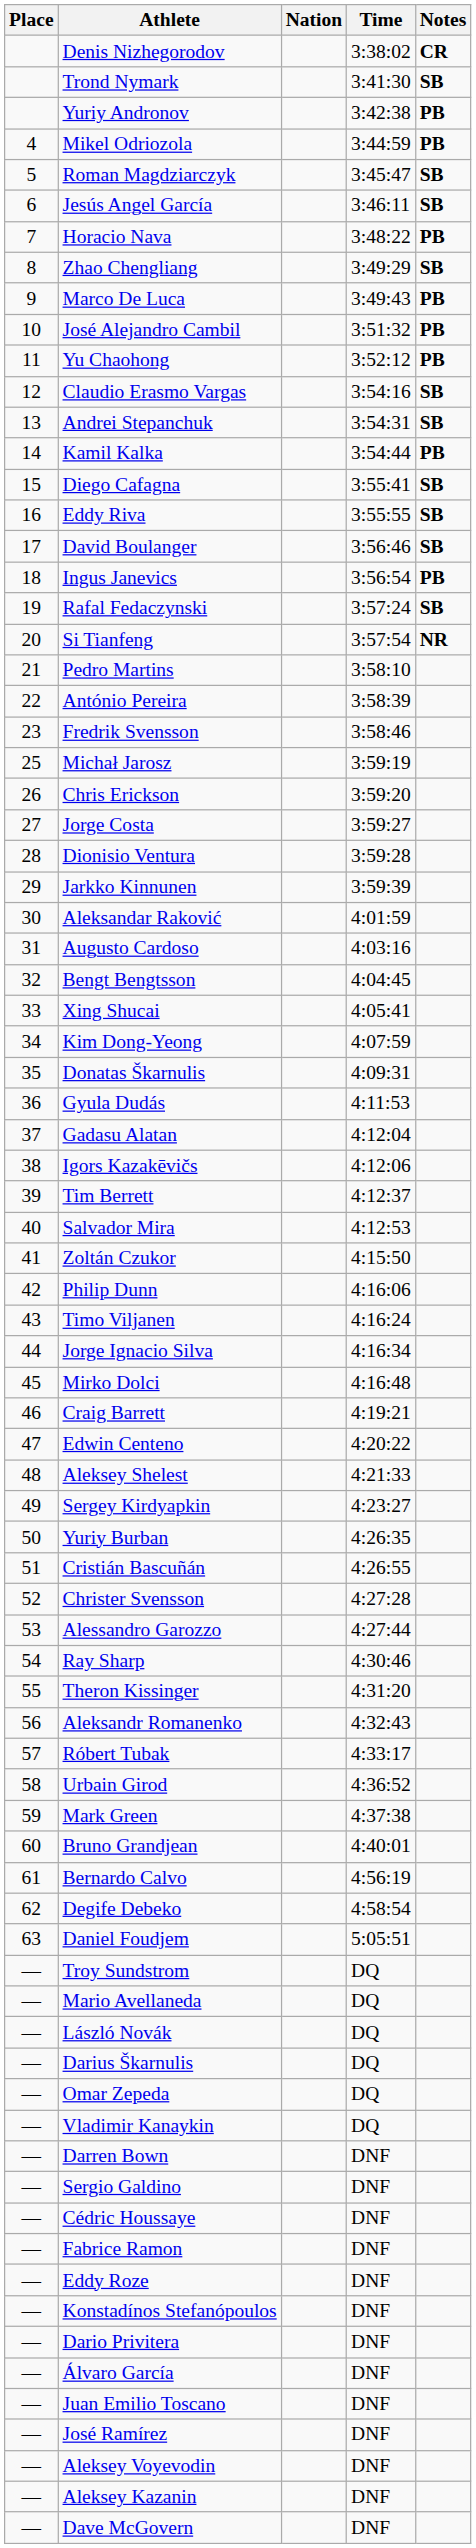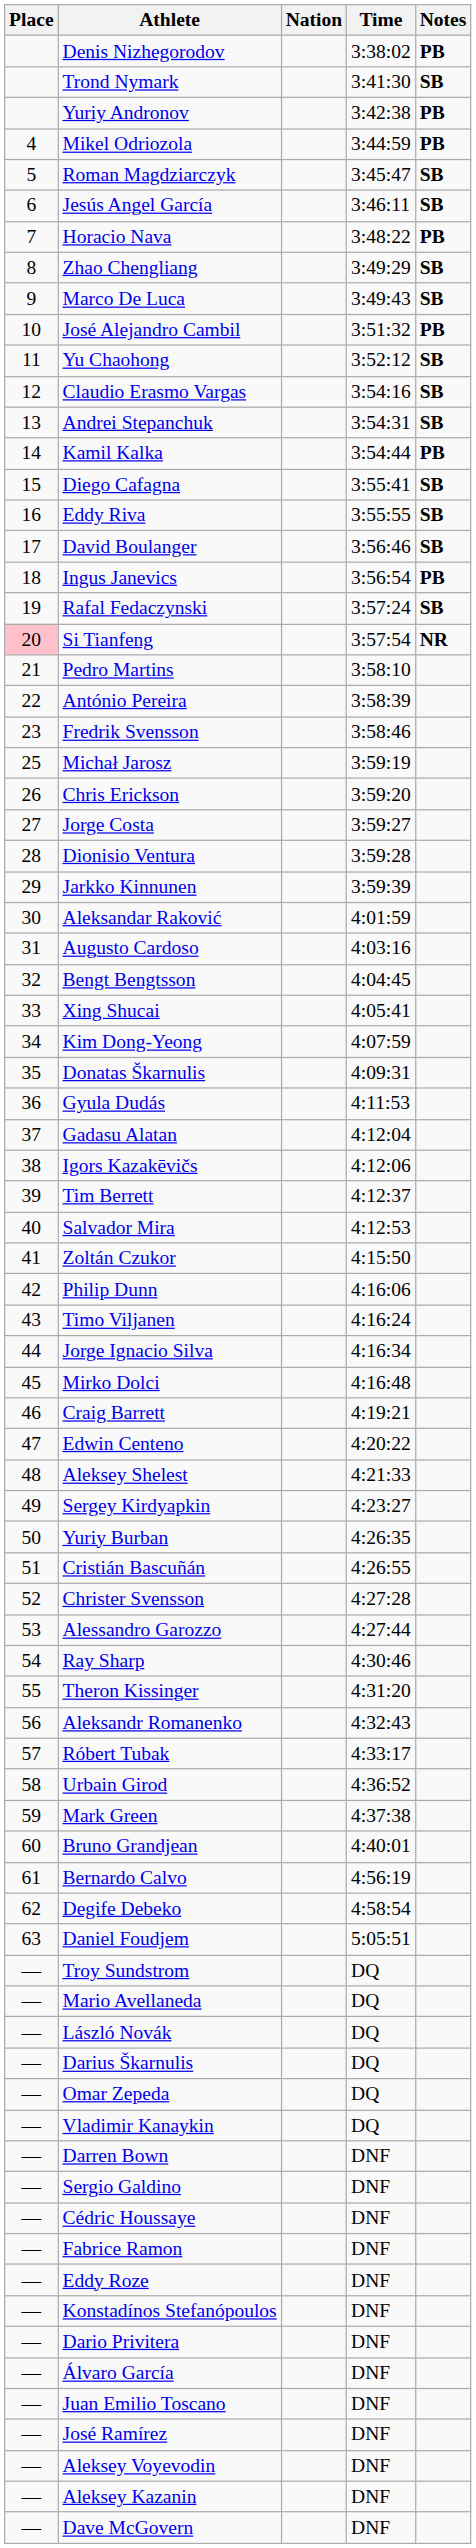(434, 50) CR -> (432, 50) PB
(432, 298) PB -> (432, 298) SB
(432, 360) PB -> (432, 360) SB
(31, 639) no background -> (31, 639) pink background
